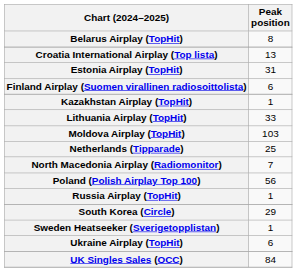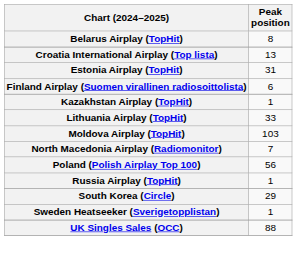- row: (127, 149)
- row: (127, 243)
(270, 259) 84 -> (270, 228) 88
